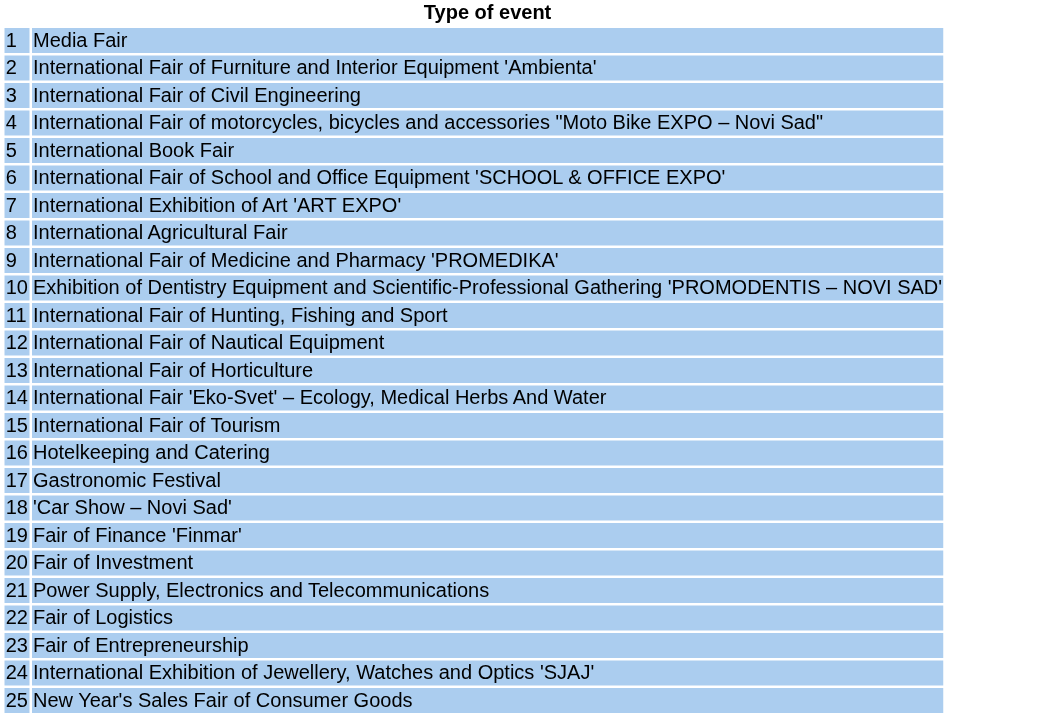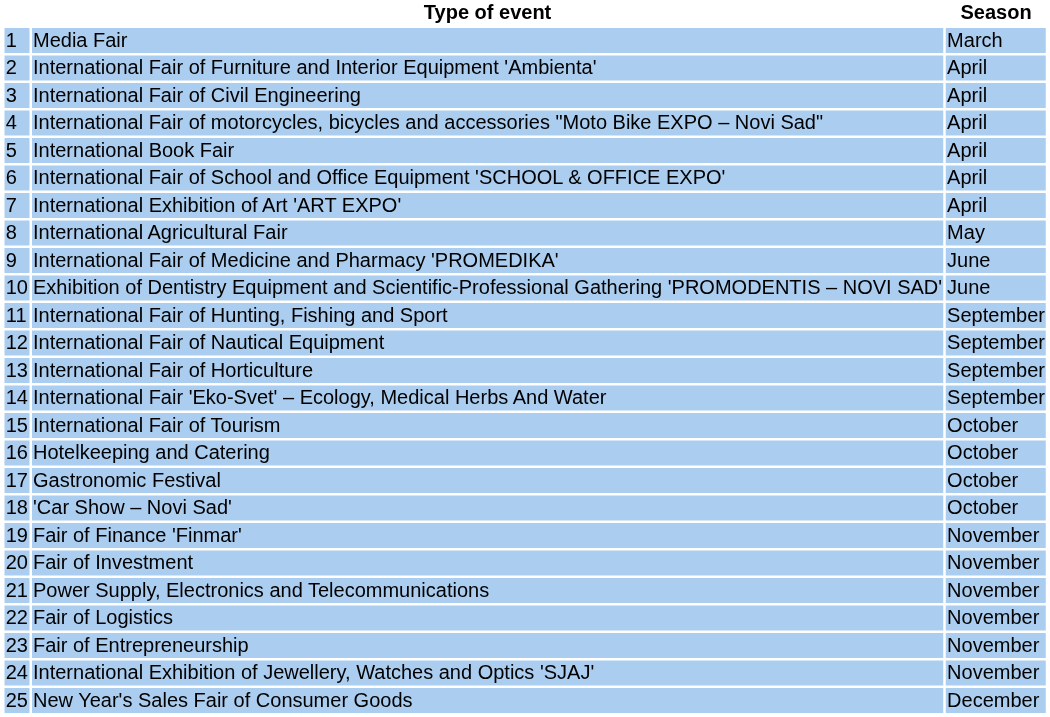+ column: (996, 12)
